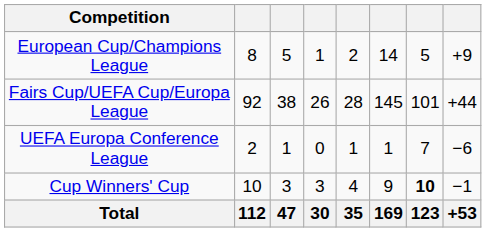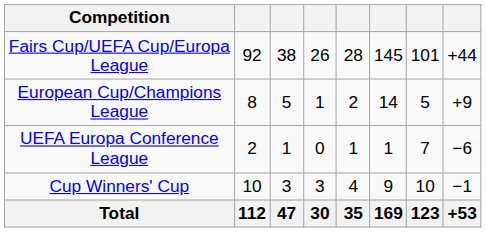rows swapped: (119, 55) <-> (119, 102)
(425, 186) bold -> (425, 186) normal
